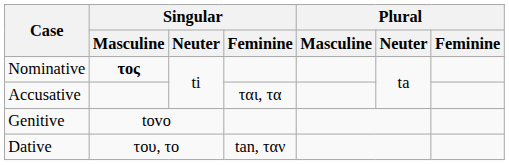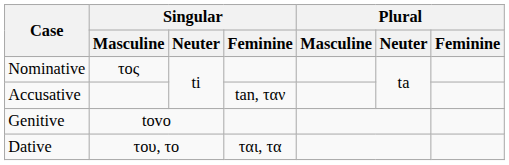(129, 69) bold -> (129, 69) normal
(260, 95) ται, τα -> (260, 95) tan, ταν
(260, 146) tan, ταν -> (260, 146) ται, τα
